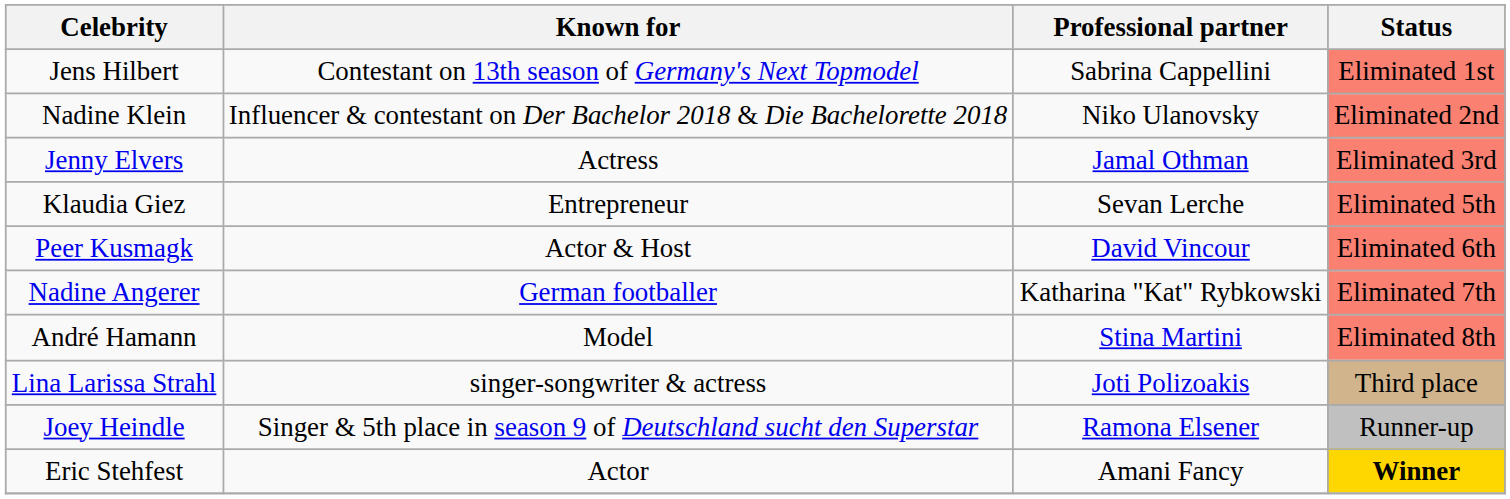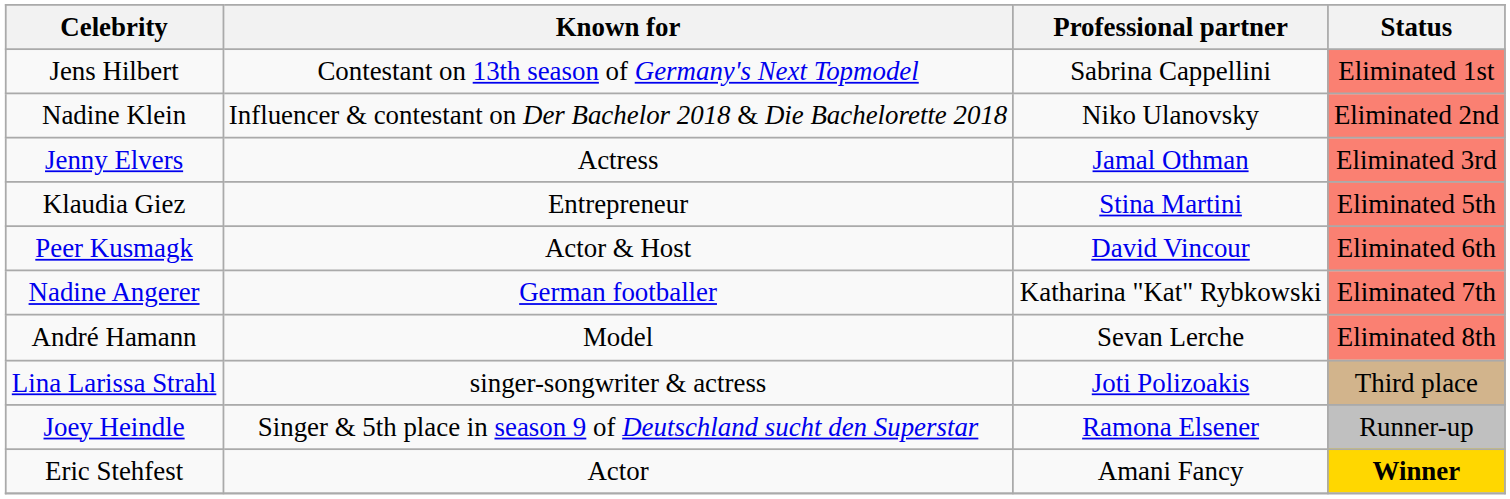(1171, 204) Sevan Lerche -> (1171, 204) Stina Martini
(1171, 337) Stina Martini -> (1171, 337) Sevan Lerche
